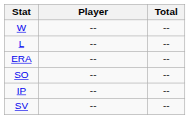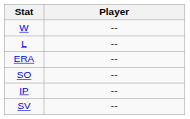- column: (166, 12)
